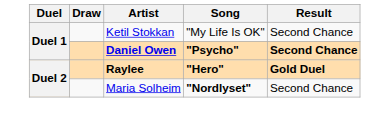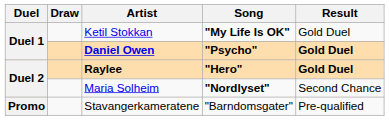(225, 32) normal -> (247, 32) bold
(311, 32) Second Chance -> (324, 32) Gold Duel
(314, 50) Second Chance -> (326, 50) Gold Duel
+ row: (142, 106)
